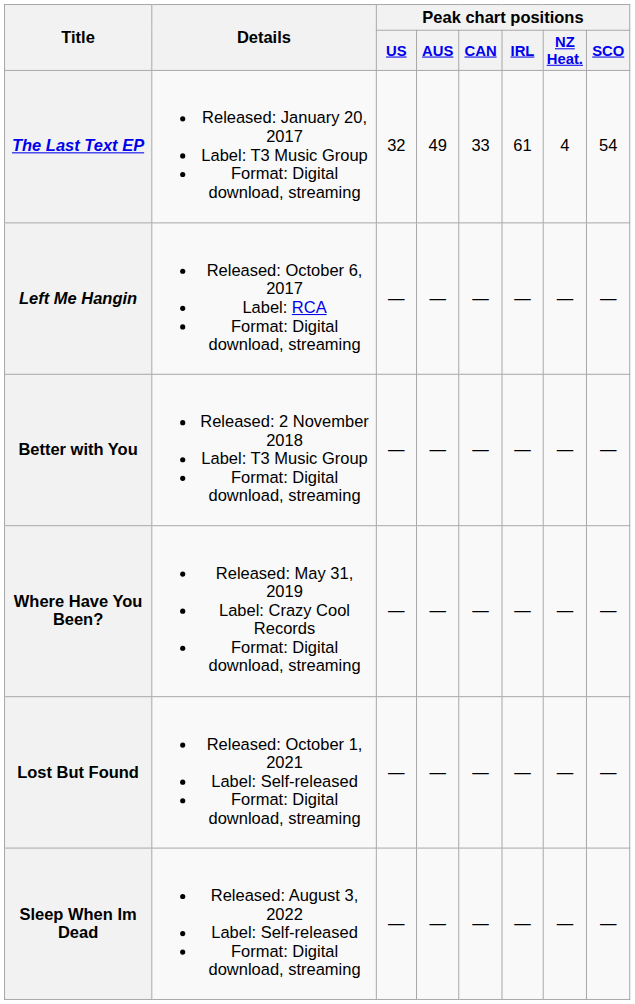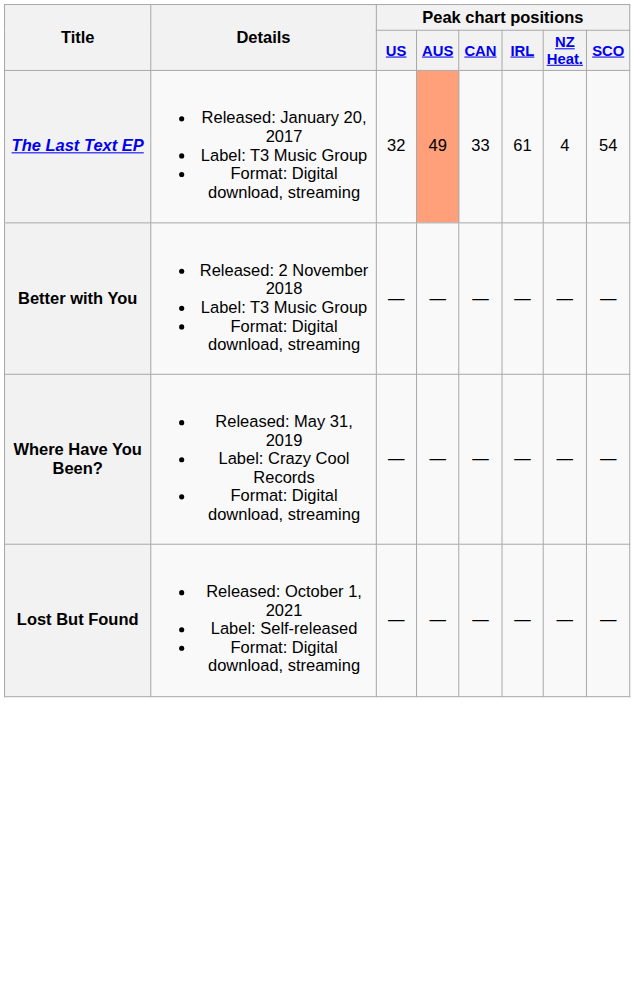(438, 146) no background -> (438, 146) lightsalmon background
- row: (78, 298)
- row: (78, 923)
